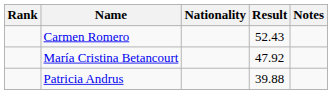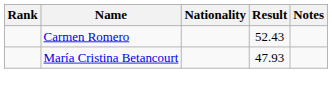(270, 57) 47.92 -> (270, 57) 47.93
- row: (84, 79)
